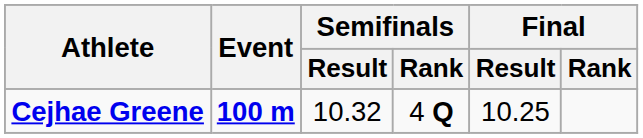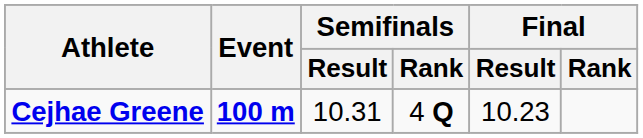(347, 112) 10.32 -> (347, 112) 10.31
(516, 112) 10.25 -> (516, 112) 10.23
